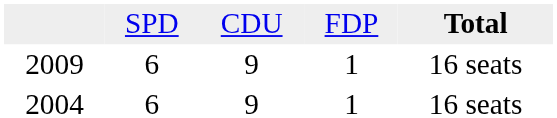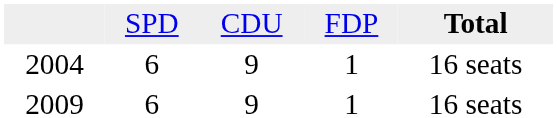rows swapped: (54, 63) <-> (54, 104)
